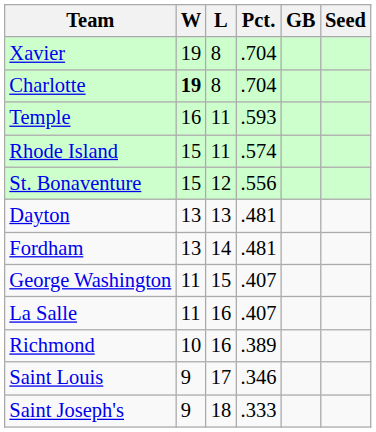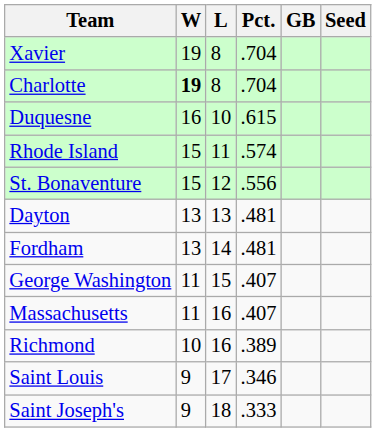+ row: (50, 118)
- row: (40, 118)
- row: (43, 313)
+ row: (69, 313)
